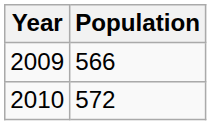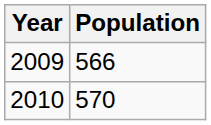(95, 100) 572 -> (95, 100) 570
